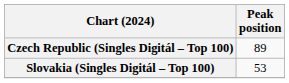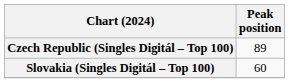(260, 68) 53 -> (260, 68) 60
